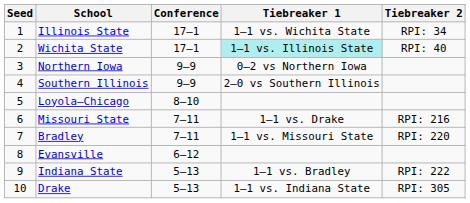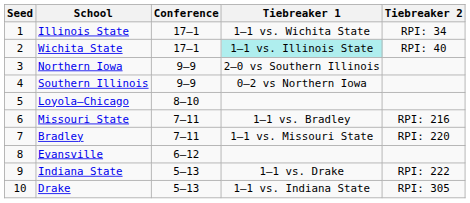(302, 66) 0–2 vs Northern Iowa -> (302, 66) 2–0 vs Southern Illinois
(302, 84) 2–0 vs Southern Illinois -> (302, 84) 0–2 vs Northern Iowa
(302, 119) 1–1 vs. Drake -> (302, 119) 1–1 vs. Bradley
(302, 171) 1–1 vs. Bradley -> (302, 171) 1–1 vs. Drake
